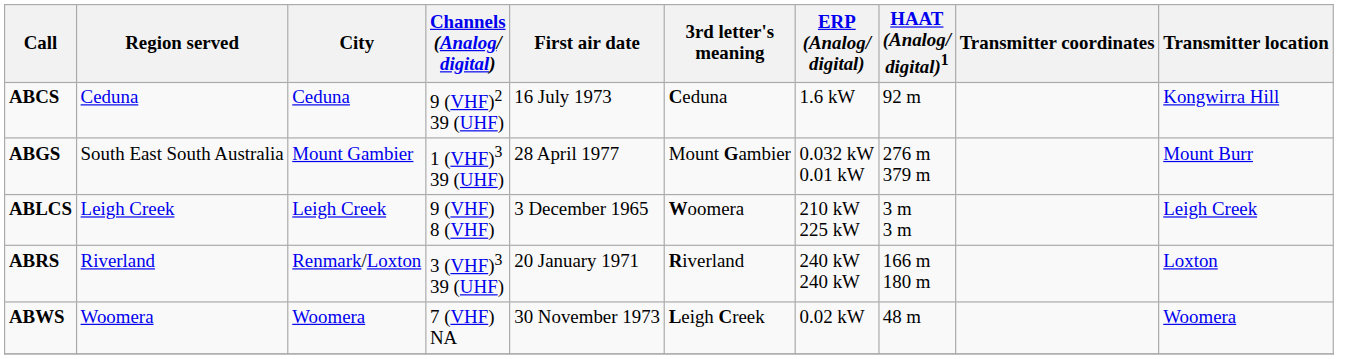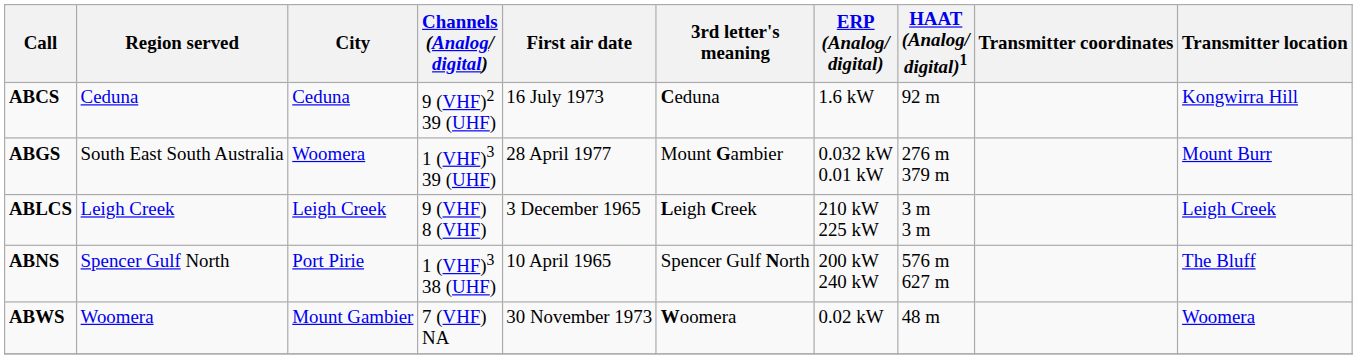(353, 153) Mount Gambier -> (329, 153) Woomera
(706, 209) Woomera -> (709, 209) Leigh Creek
+ row: (34, 260)
- row: (34, 260)
(329, 317) Woomera -> (353, 317) Mount Gambier
(717, 317) Leigh Creek -> (699, 317) Woomera
